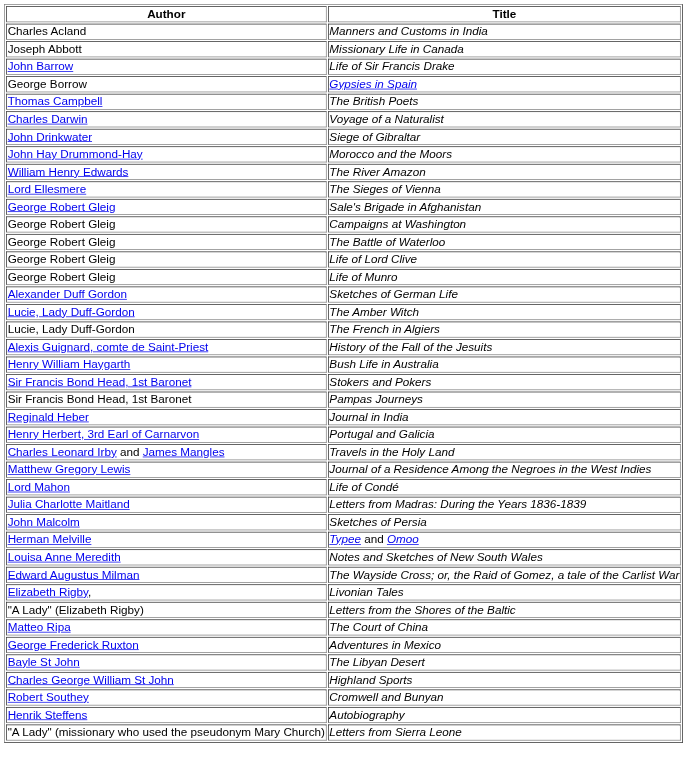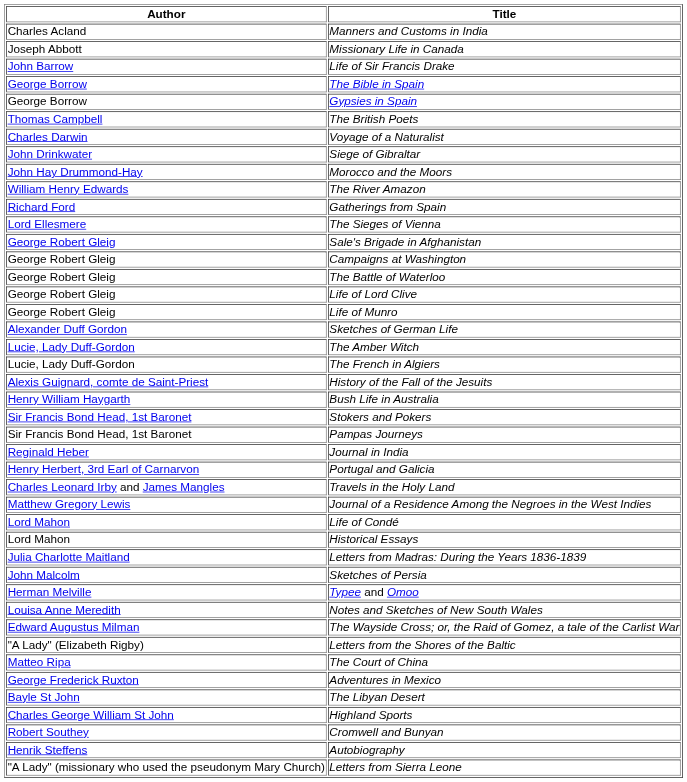+ row: (377, 84)
+ row: (388, 207)
+ row: (374, 539)
- row: (366, 592)
